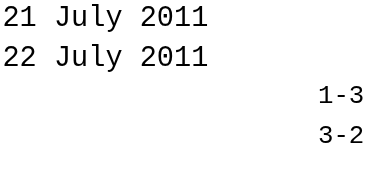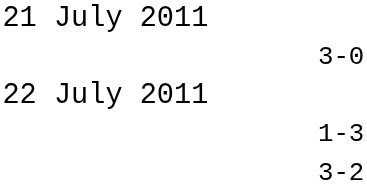+ row: (127, 57)
